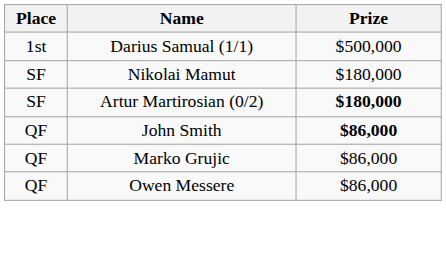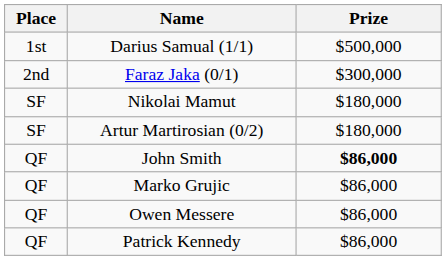+ row: (182, 74)
(369, 102) bold -> (369, 130) normal
+ row: (182, 241)
